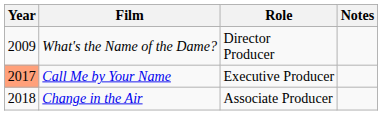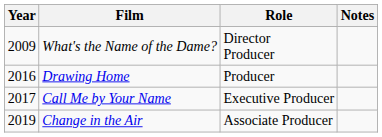+ row: (86, 76)
(22, 76) lightsalmon background -> (22, 98) no background
(22, 98) 2018 -> (22, 120) 2019
